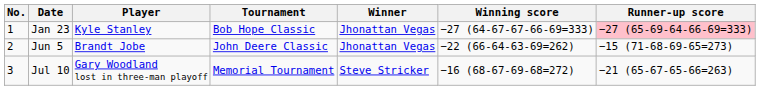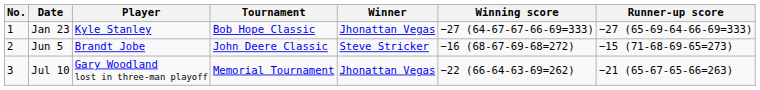(676, 30) pink background -> (676, 30) no background
(387, 48) Jhonattan Vegas -> (384, 48) Steve Stricker
(508, 48) −22 (66-64-63-69=262) -> (508, 48) −16 (68-67-69-68=272)
(384, 71) Steve Stricker -> (387, 71) Jhonattan Vegas
(508, 71) −16 (68-67-69-68=272) -> (508, 71) −22 (66-64-63-69=262)
